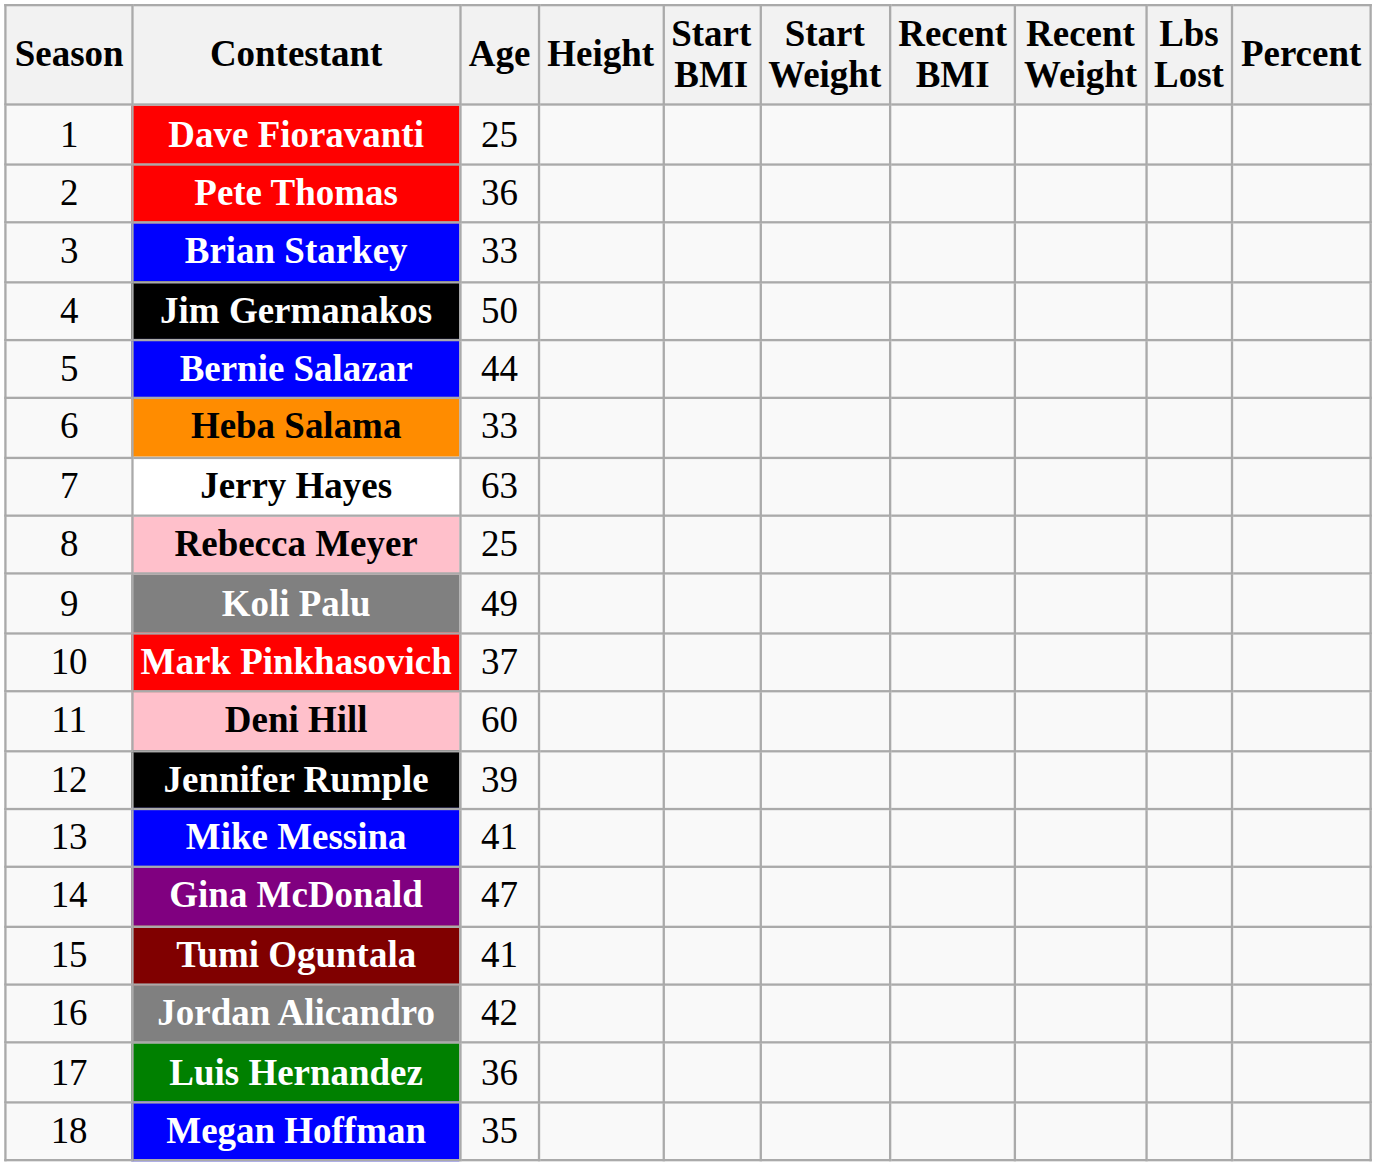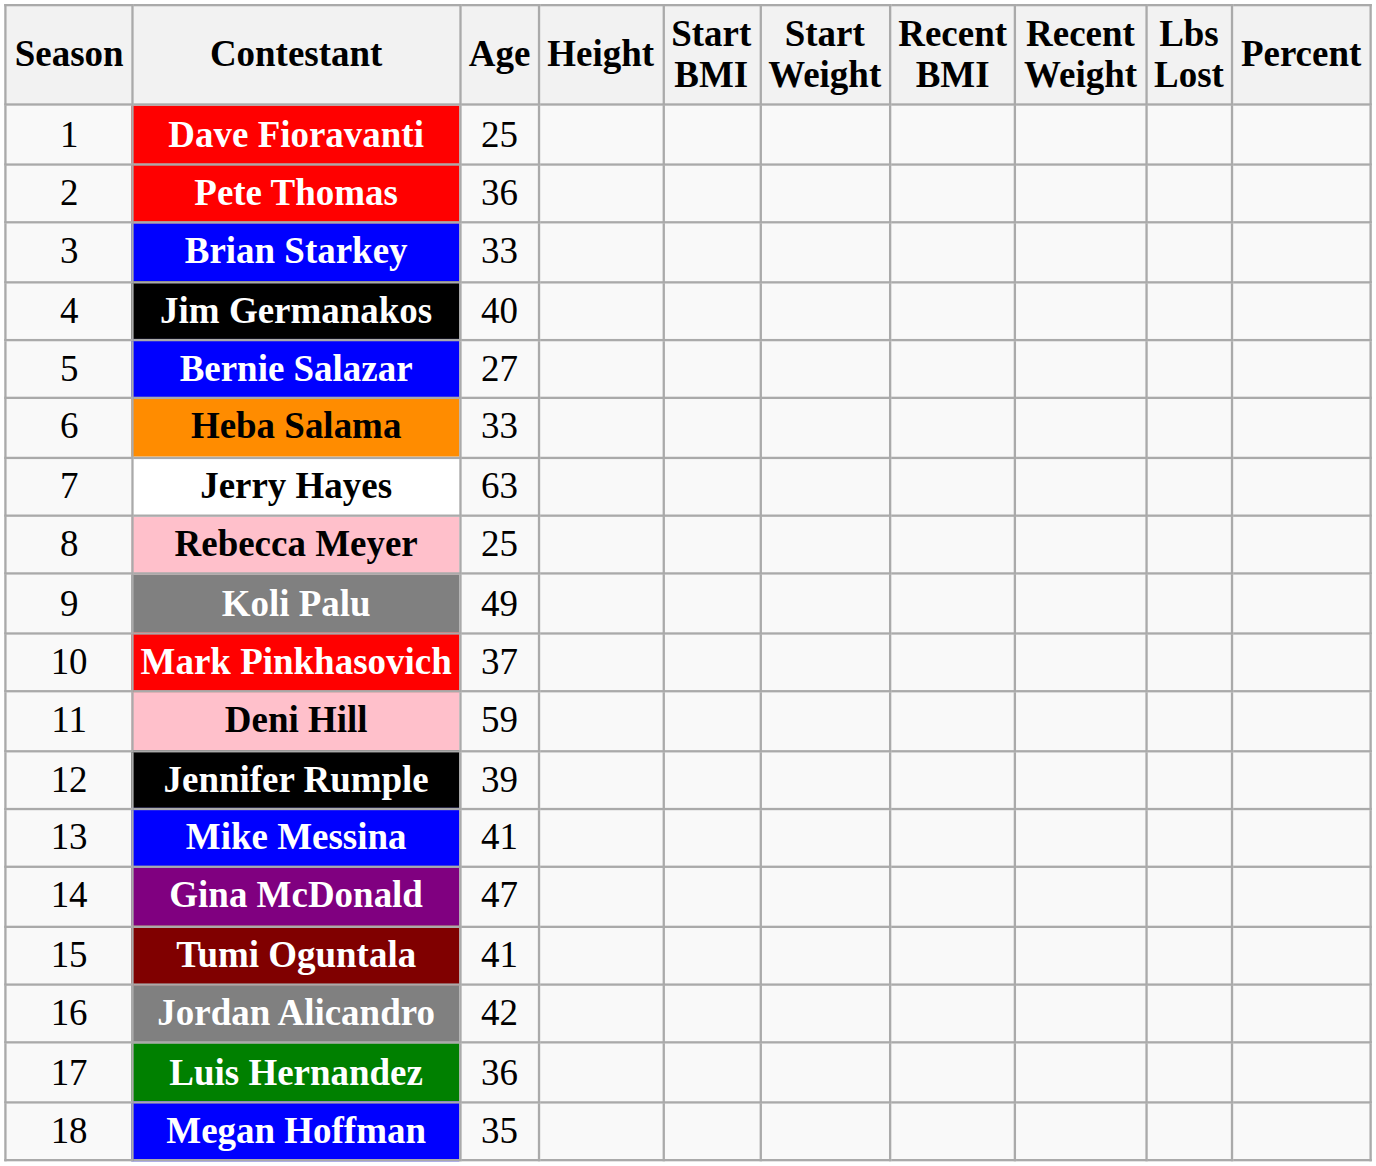(500, 309) 50 -> (500, 309) 40
(500, 368) 44 -> (500, 368) 27
(500, 720) 60 -> (500, 720) 59
